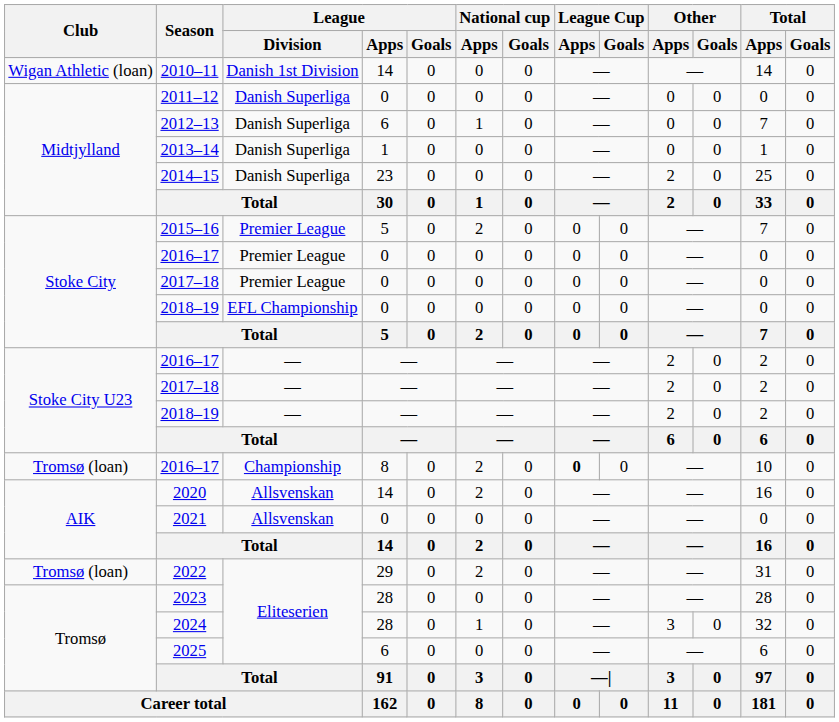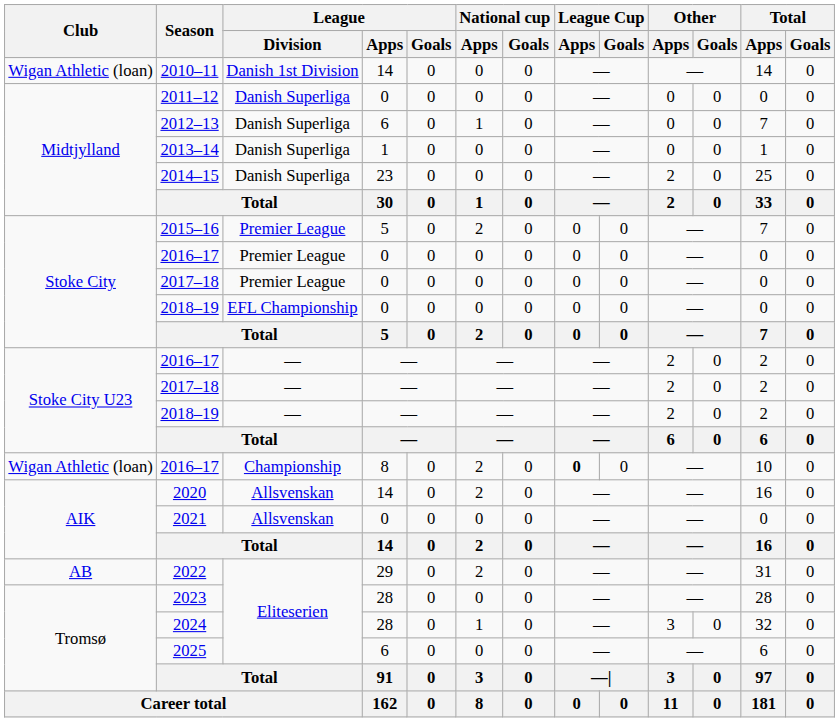(81, 466) Tromsø (loan) -> (81, 466) Wigan Athletic (loan)
(81, 571) Tromsø (loan) -> (81, 571) AB
